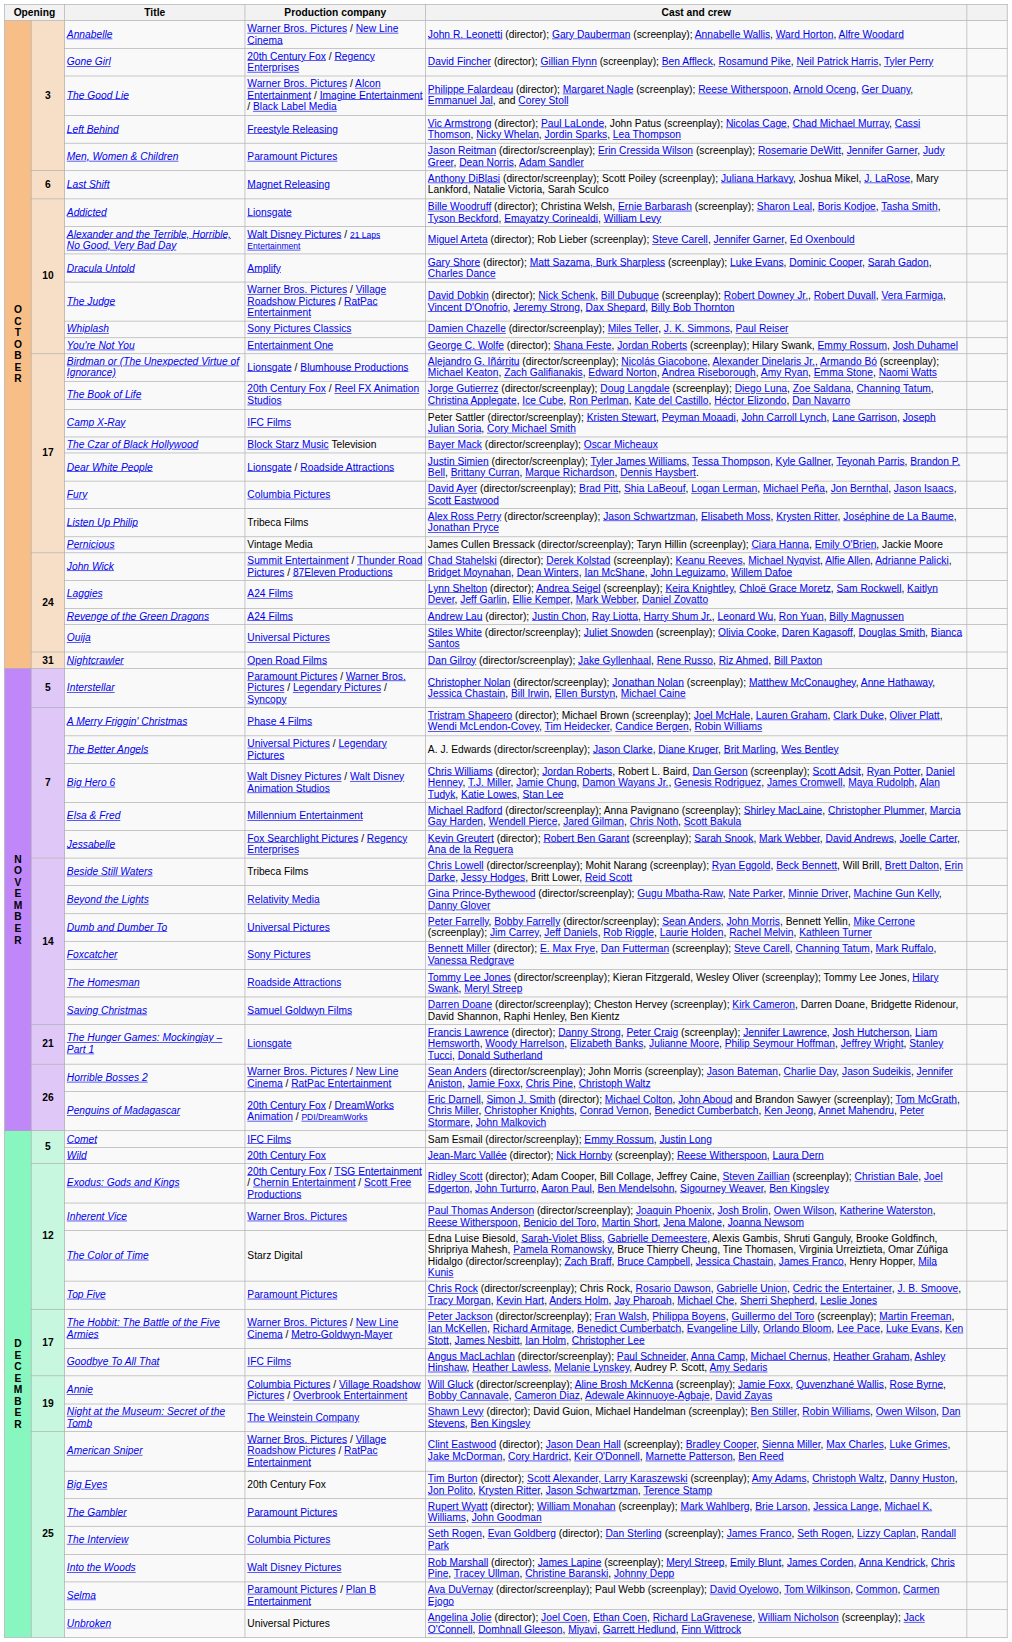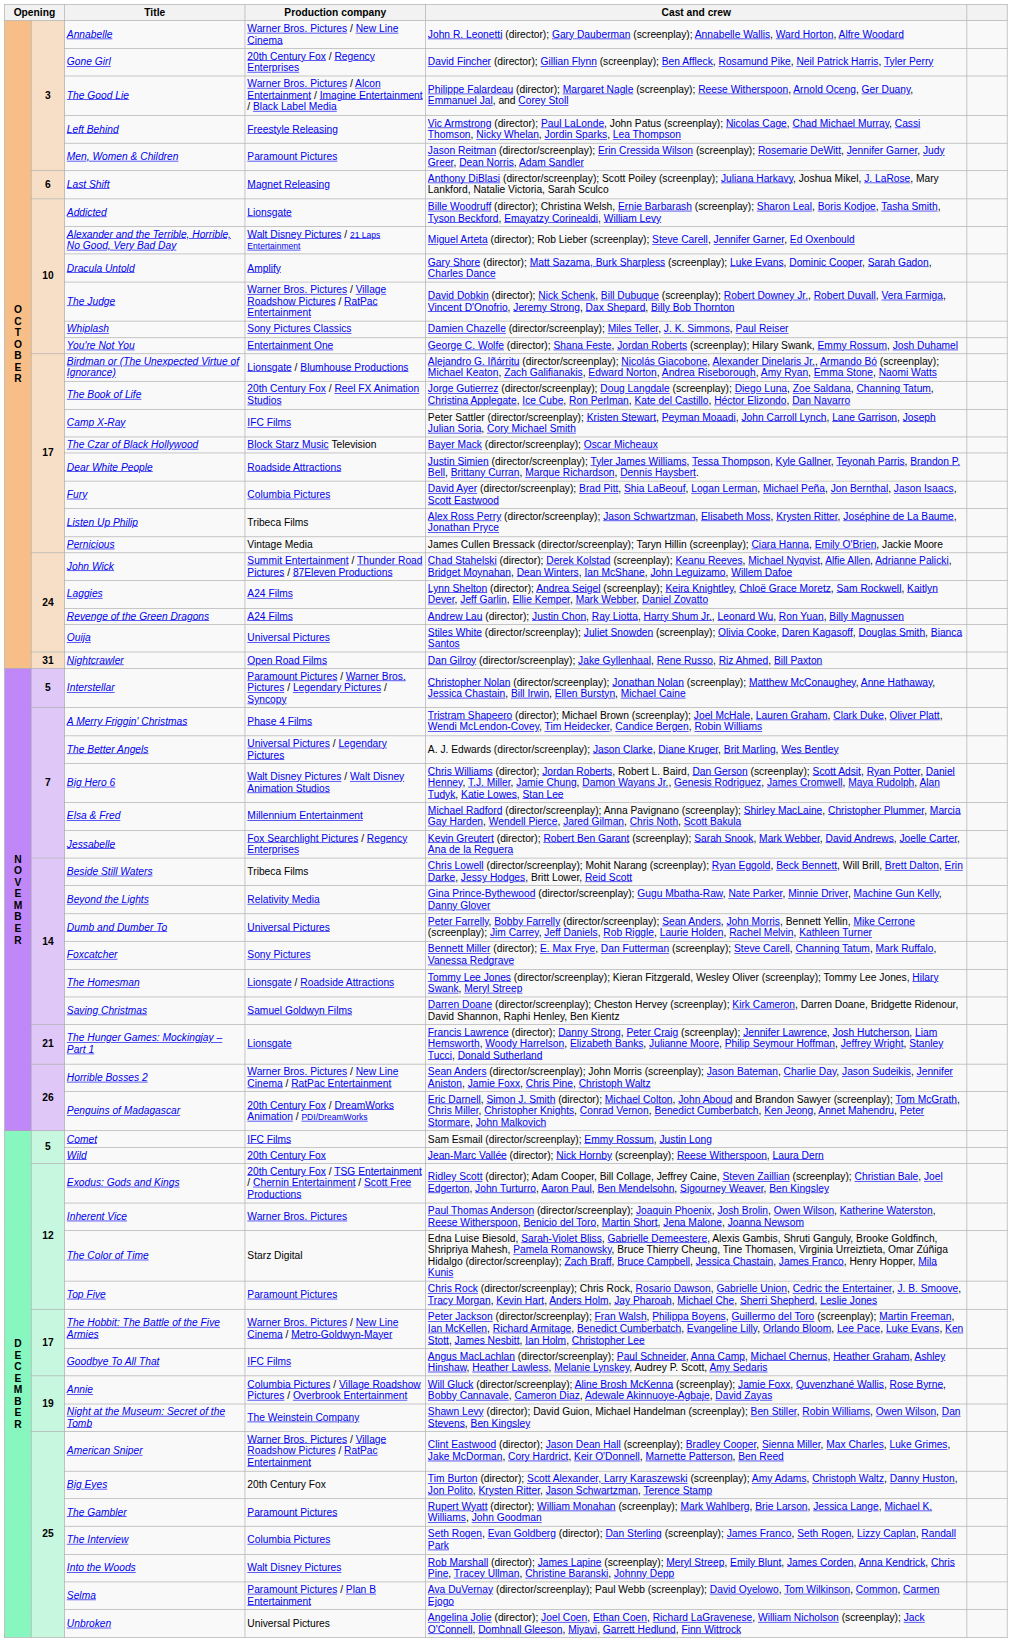(321, 467) Lionsgate / Roadside Attractions -> (294, 467) Roadside Attractions
(294, 983) Roadside Attractions -> (321, 983) Lionsgate / Roadside Attractions
